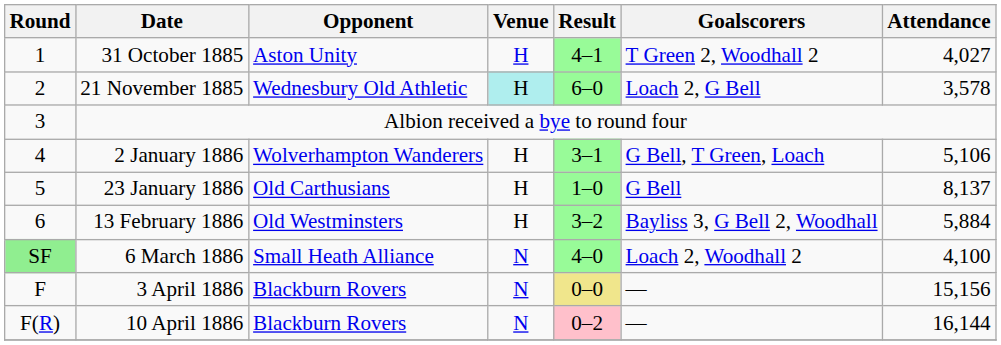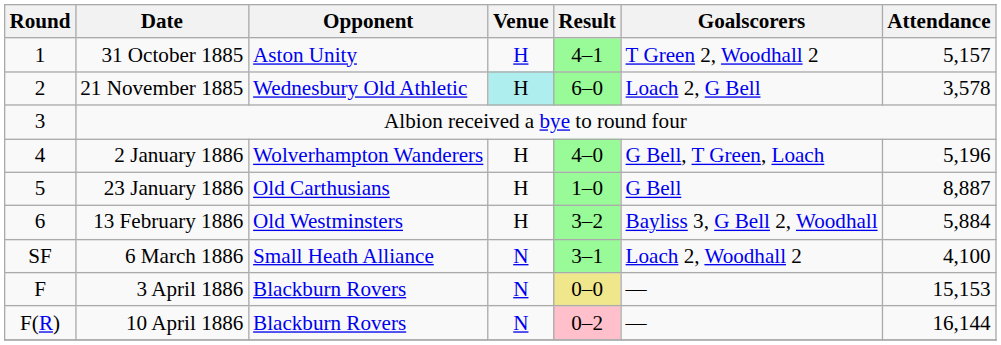(967, 54) 4,027 -> (967, 54) 5,157
(587, 155) 3–1 -> (587, 155) 4–0
(967, 155) 5,106 -> (967, 155) 5,196
(967, 188) 8,137 -> (967, 188) 8,887
(40, 255) lightgreen background -> (40, 255) no background
(587, 255) 4–0 -> (587, 255) 3–1
(961, 289) 15,156 -> (961, 289) 15,153
